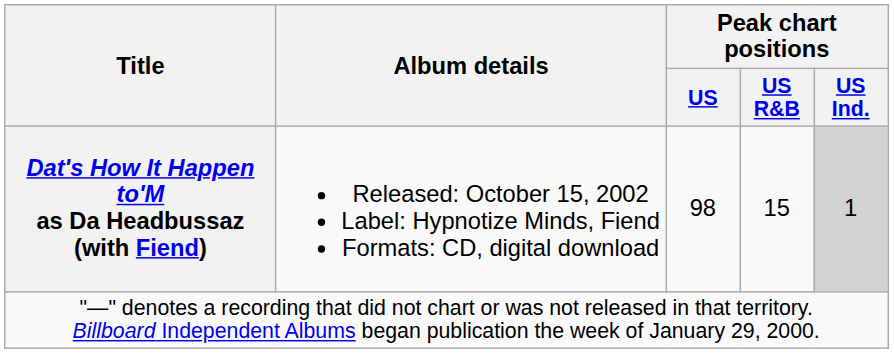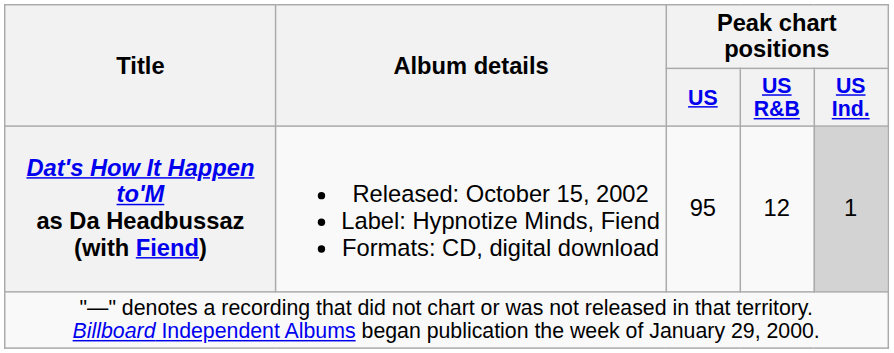(703, 208) 98 -> (703, 208) 95
(777, 208) 15 -> (777, 208) 12
